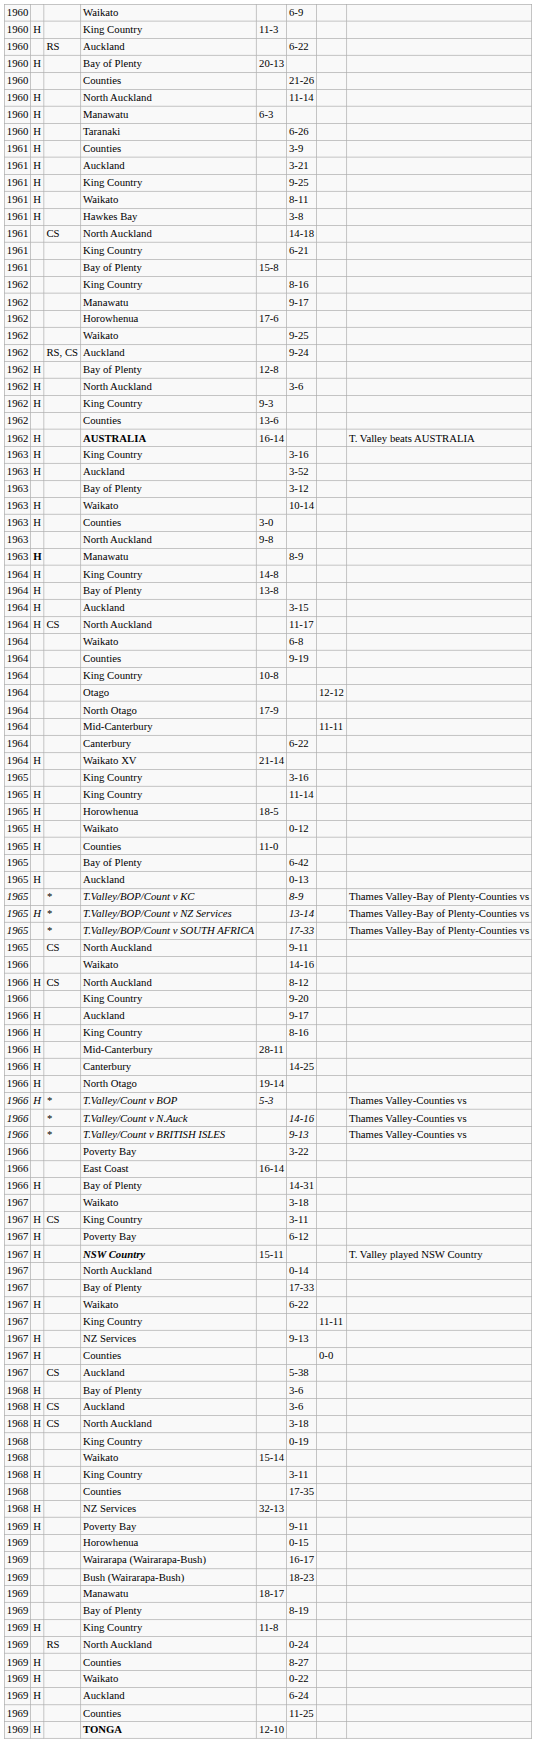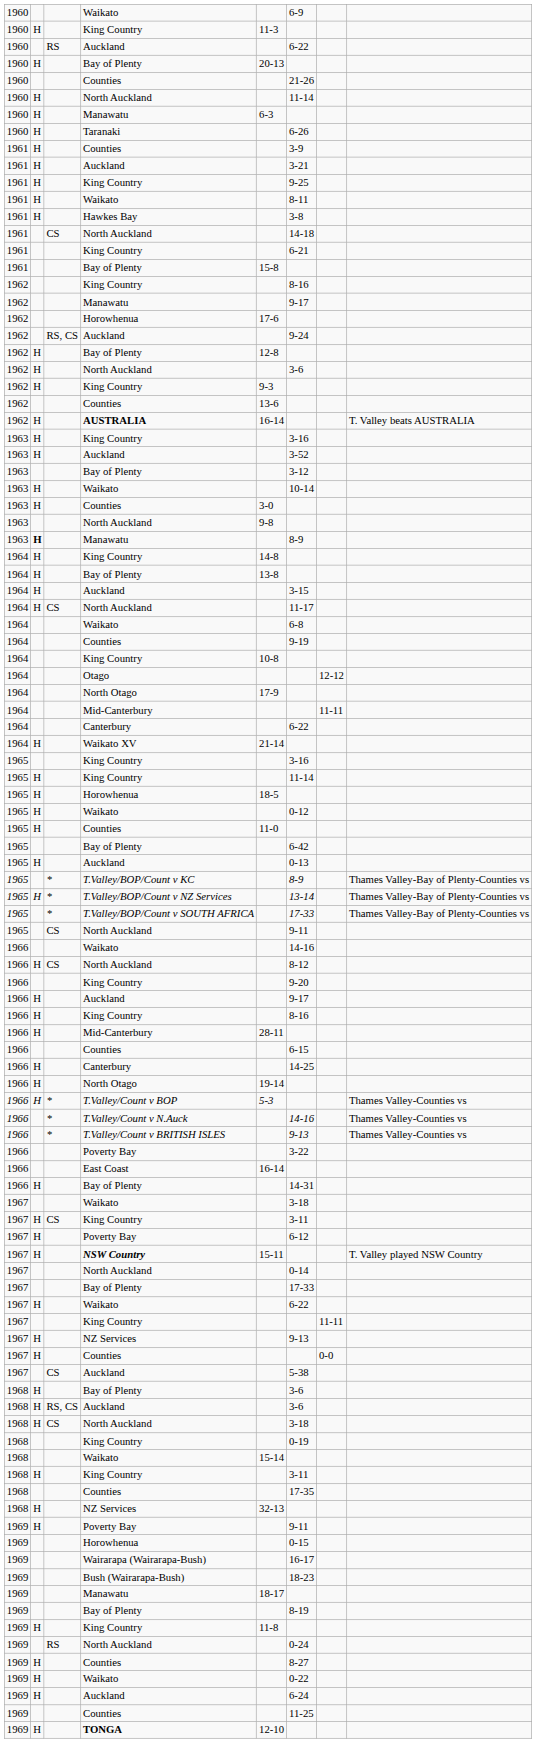- row: (18, 336)
+ row: (18, 1050)
(53, 1407) CS -> (62, 1407) RS, CS
